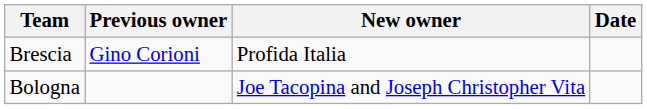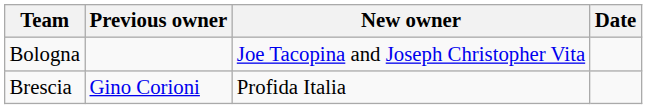rows swapped: (45, 86) <-> (41, 53)
